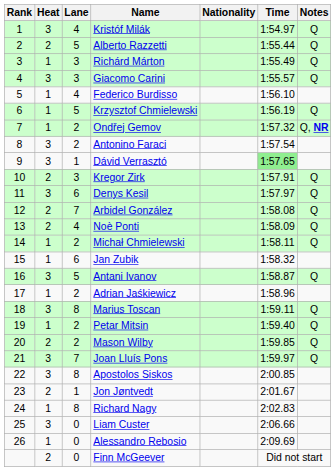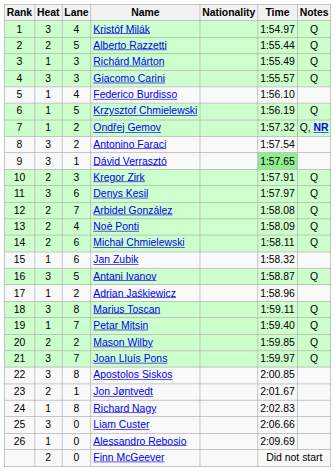(48, 243) 1 -> (48, 243) 2
(76, 243) 2 -> (76, 243) 6
(76, 326) 2 -> (76, 326) 7
